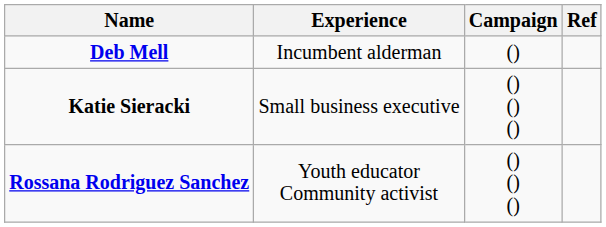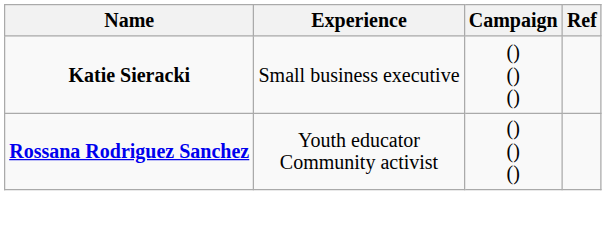- row: (129, 52)
